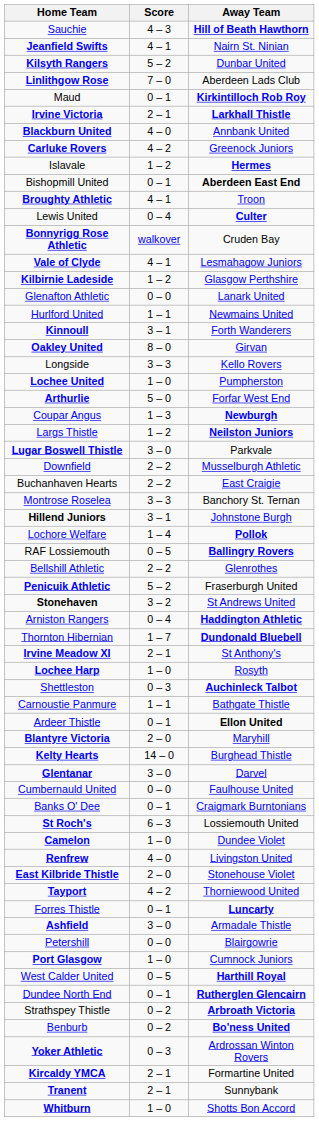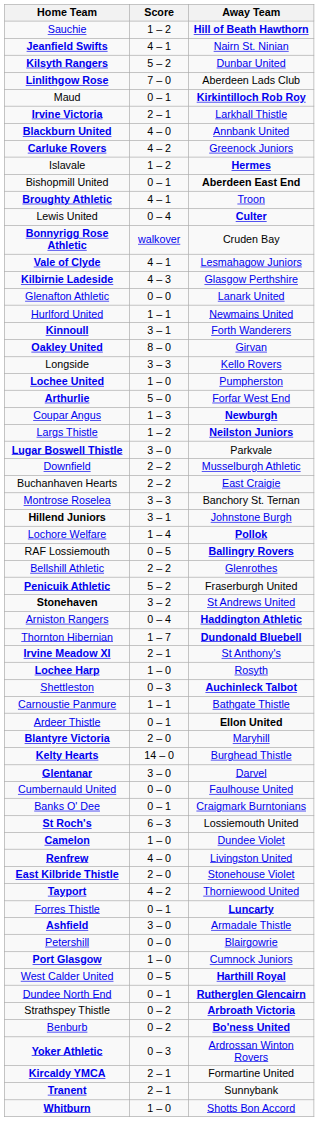(159, 30) 4 – 3 -> (159, 30) 1 – 2
(251, 115) bold -> (251, 115) normal
(159, 280) 1 – 2 -> (159, 280) 4 – 3
